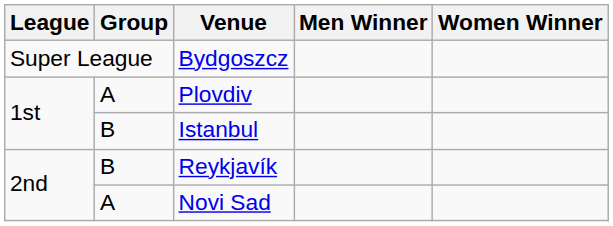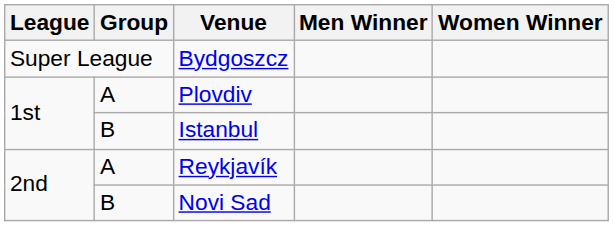(108, 166) B -> (108, 166) A
(108, 202) A -> (108, 202) B
